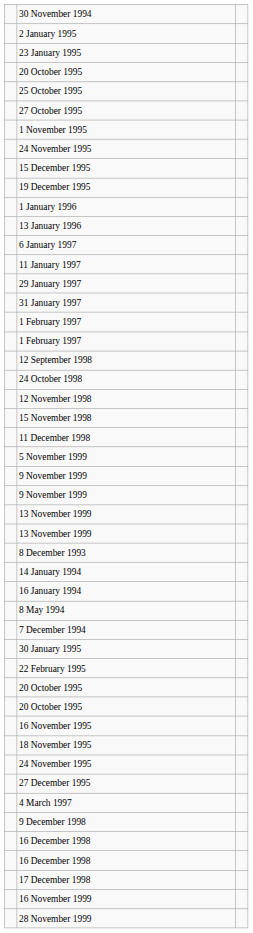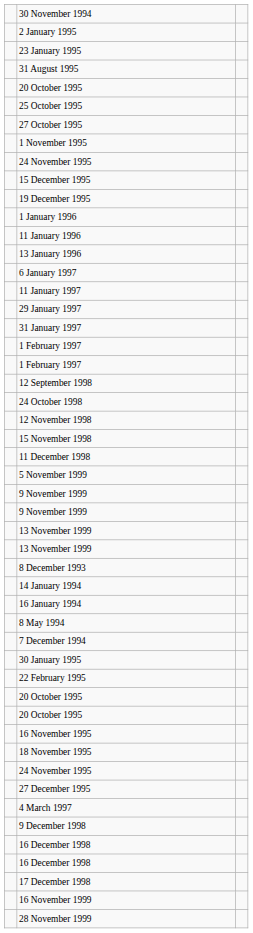+ row: (11, 69)
+ row: (11, 235)
